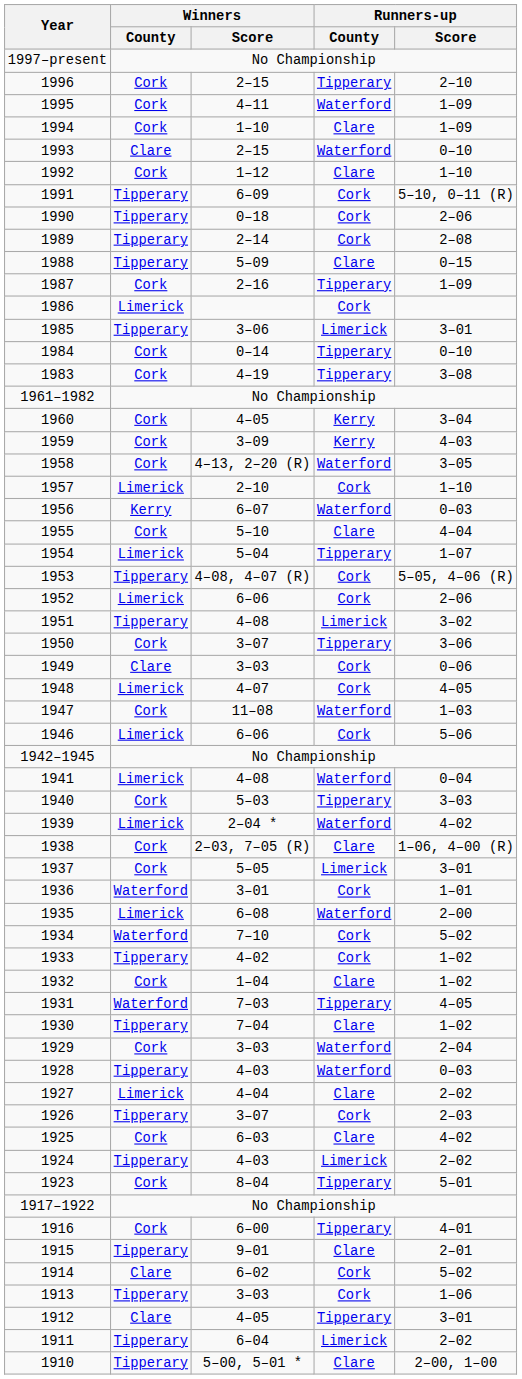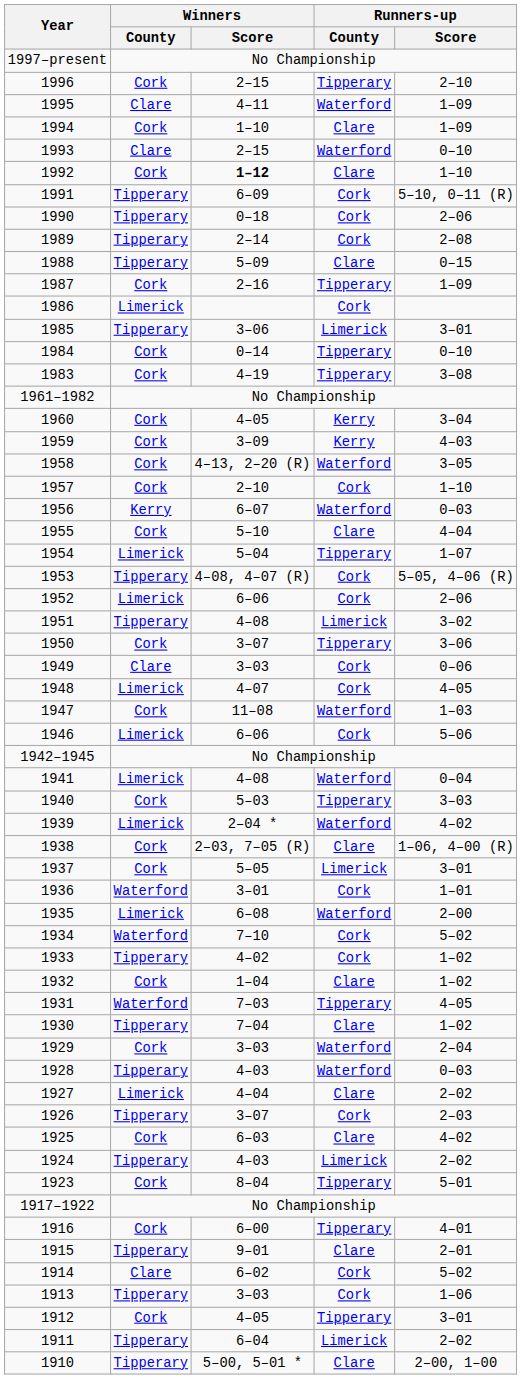(151, 106) Cork -> (151, 106) Clare
(252, 173) normal -> (252, 173) bold
(151, 487) Limerick -> (151, 487) Cork
(151, 1318) Clare -> (151, 1318) Cork
